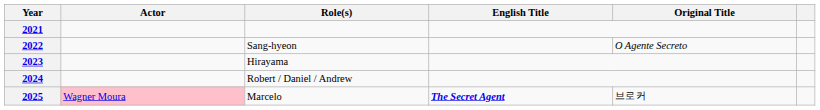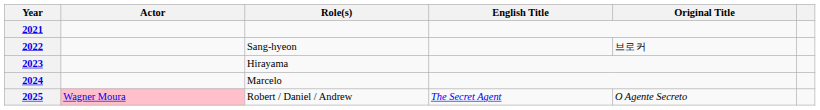(651, 45) O Agente Secreto -> (631, 46) 브로커
(300, 78) Robert / Daniel / Andrew -> (264, 80) Marcelo
(264, 96) Marcelo -> (300, 97) Robert / Daniel / Andrew
(468, 96) bold -> (466, 97) normal
(631, 95) 브로커 -> (651, 97) O Agente Secreto
